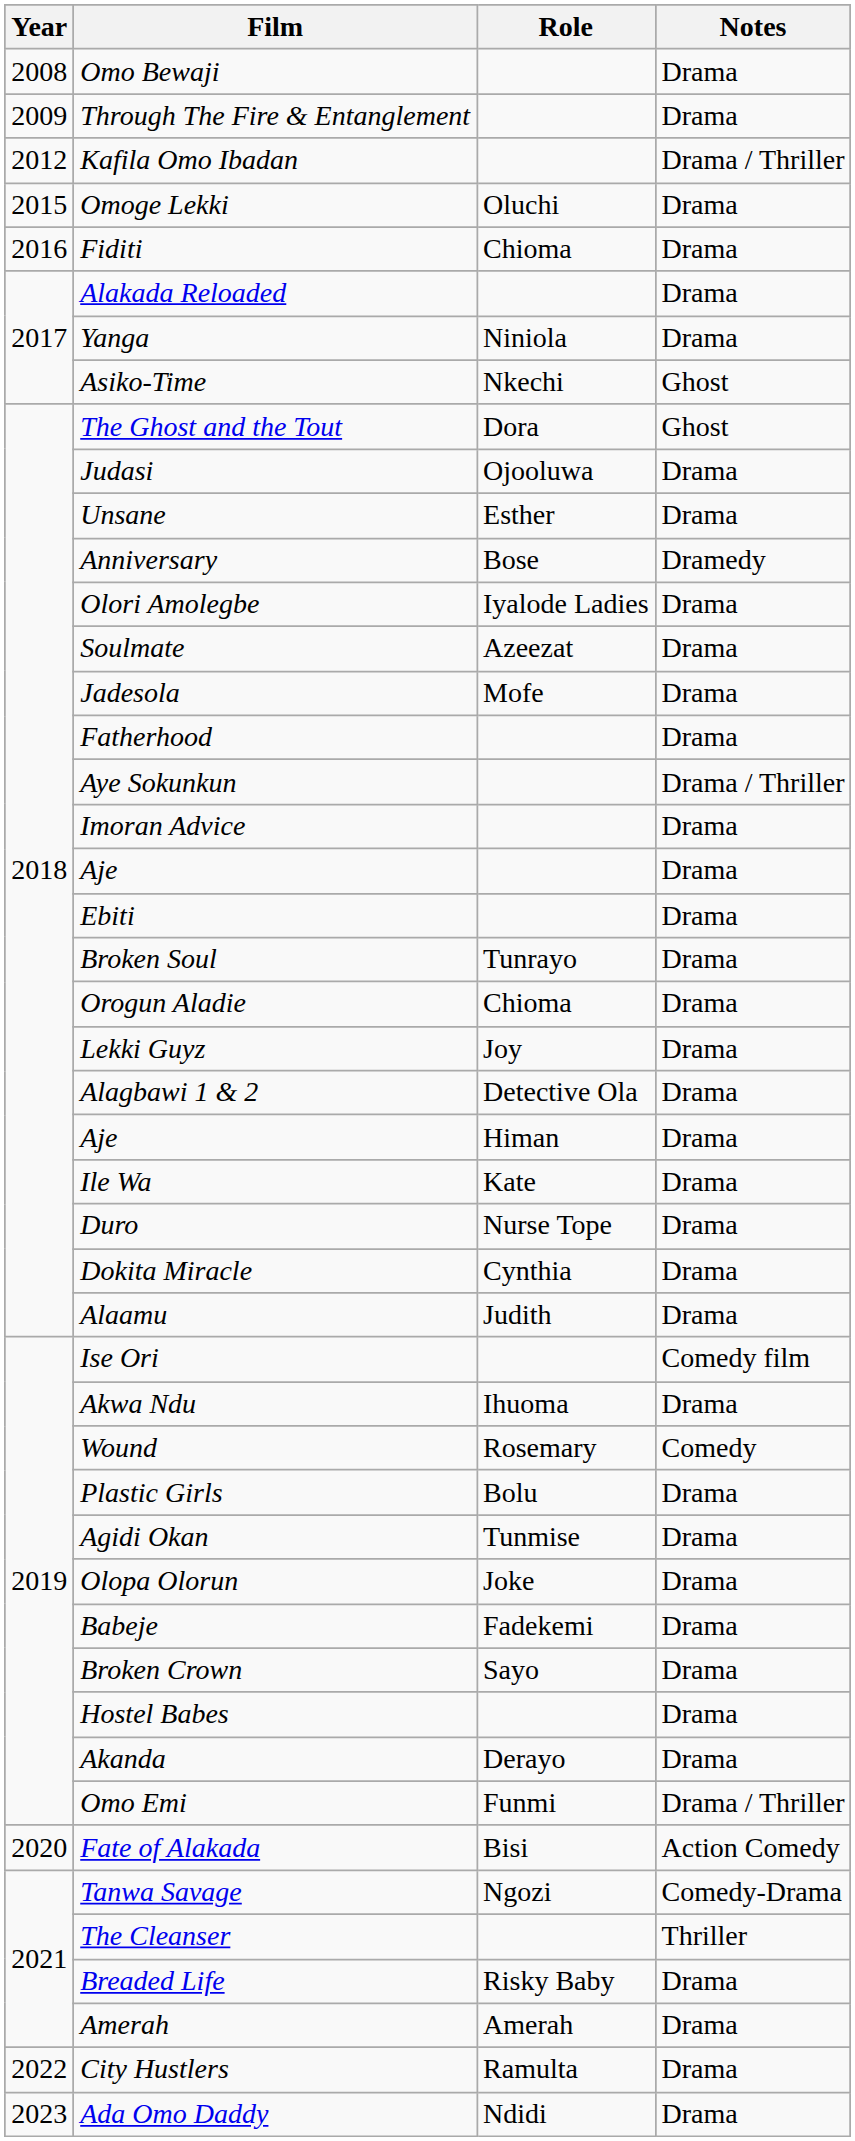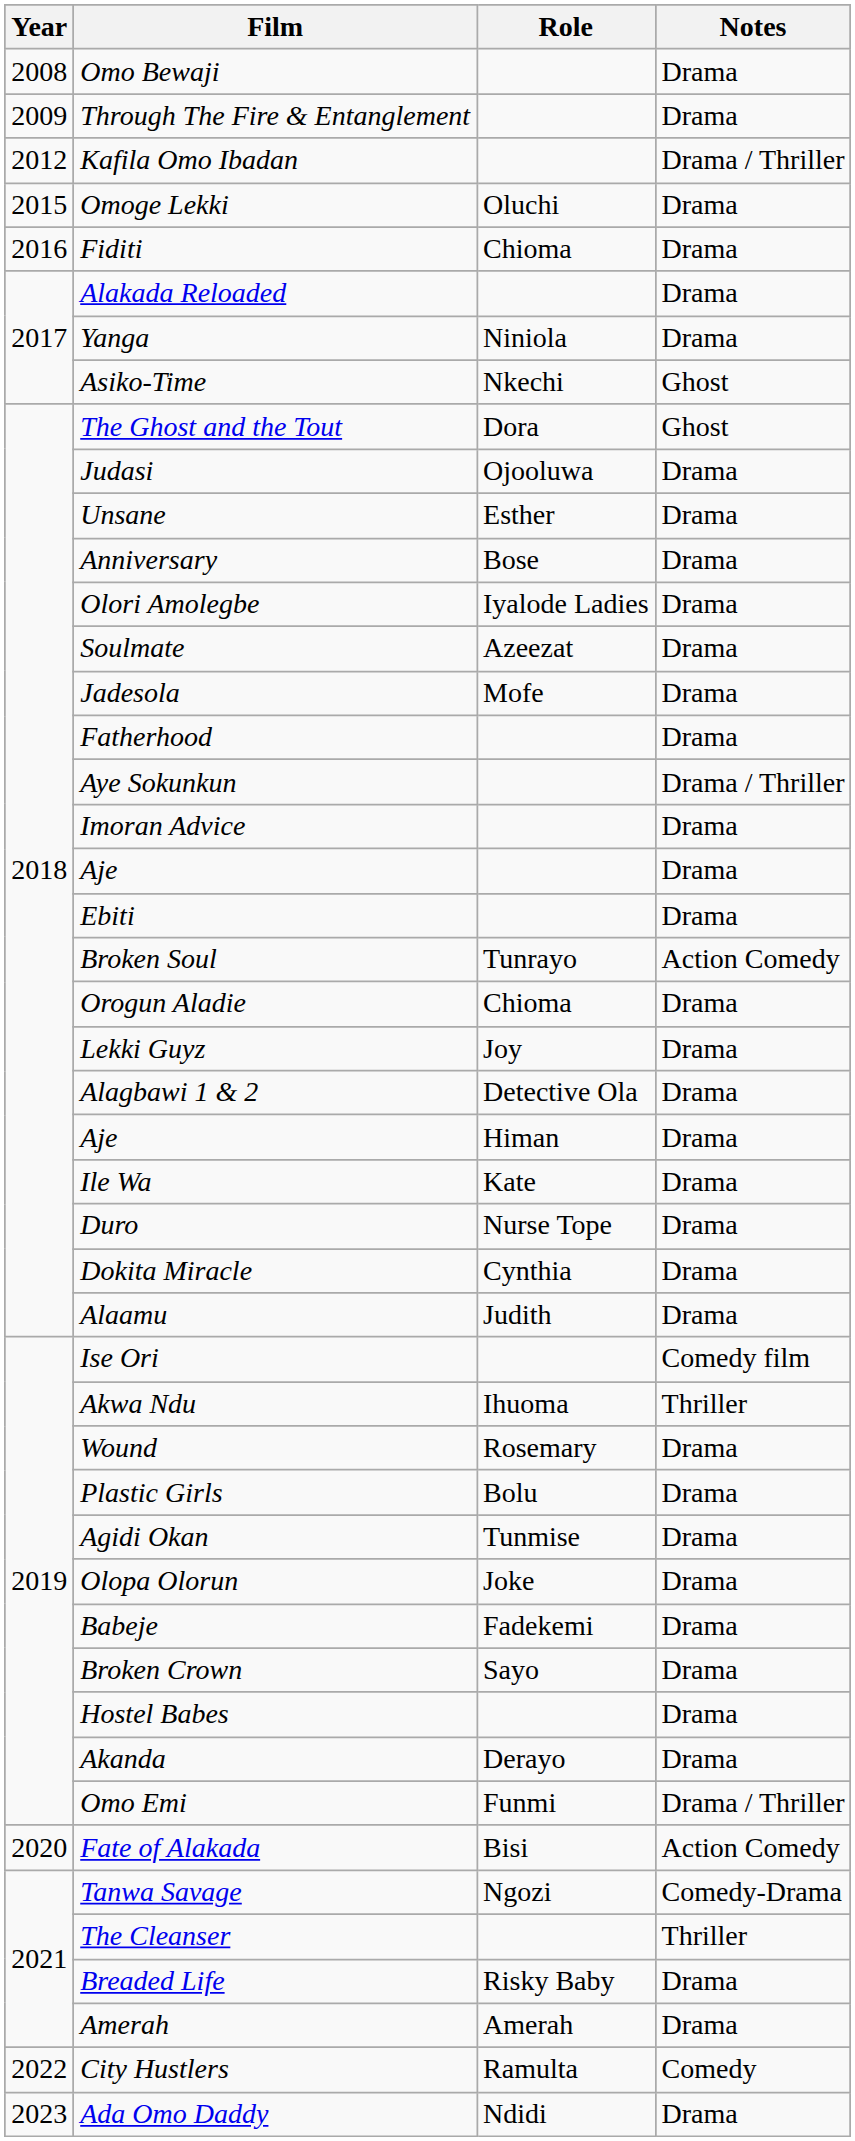(714, 559) Dramedy -> (700, 559) Drama
(700, 959) Drama -> (751, 959) Action Comedy
(700, 1403) Drama -> (704, 1403) Thriller
(709, 1447) Comedy -> (700, 1447) Drama
(700, 2069) Drama -> (709, 2069) Comedy
